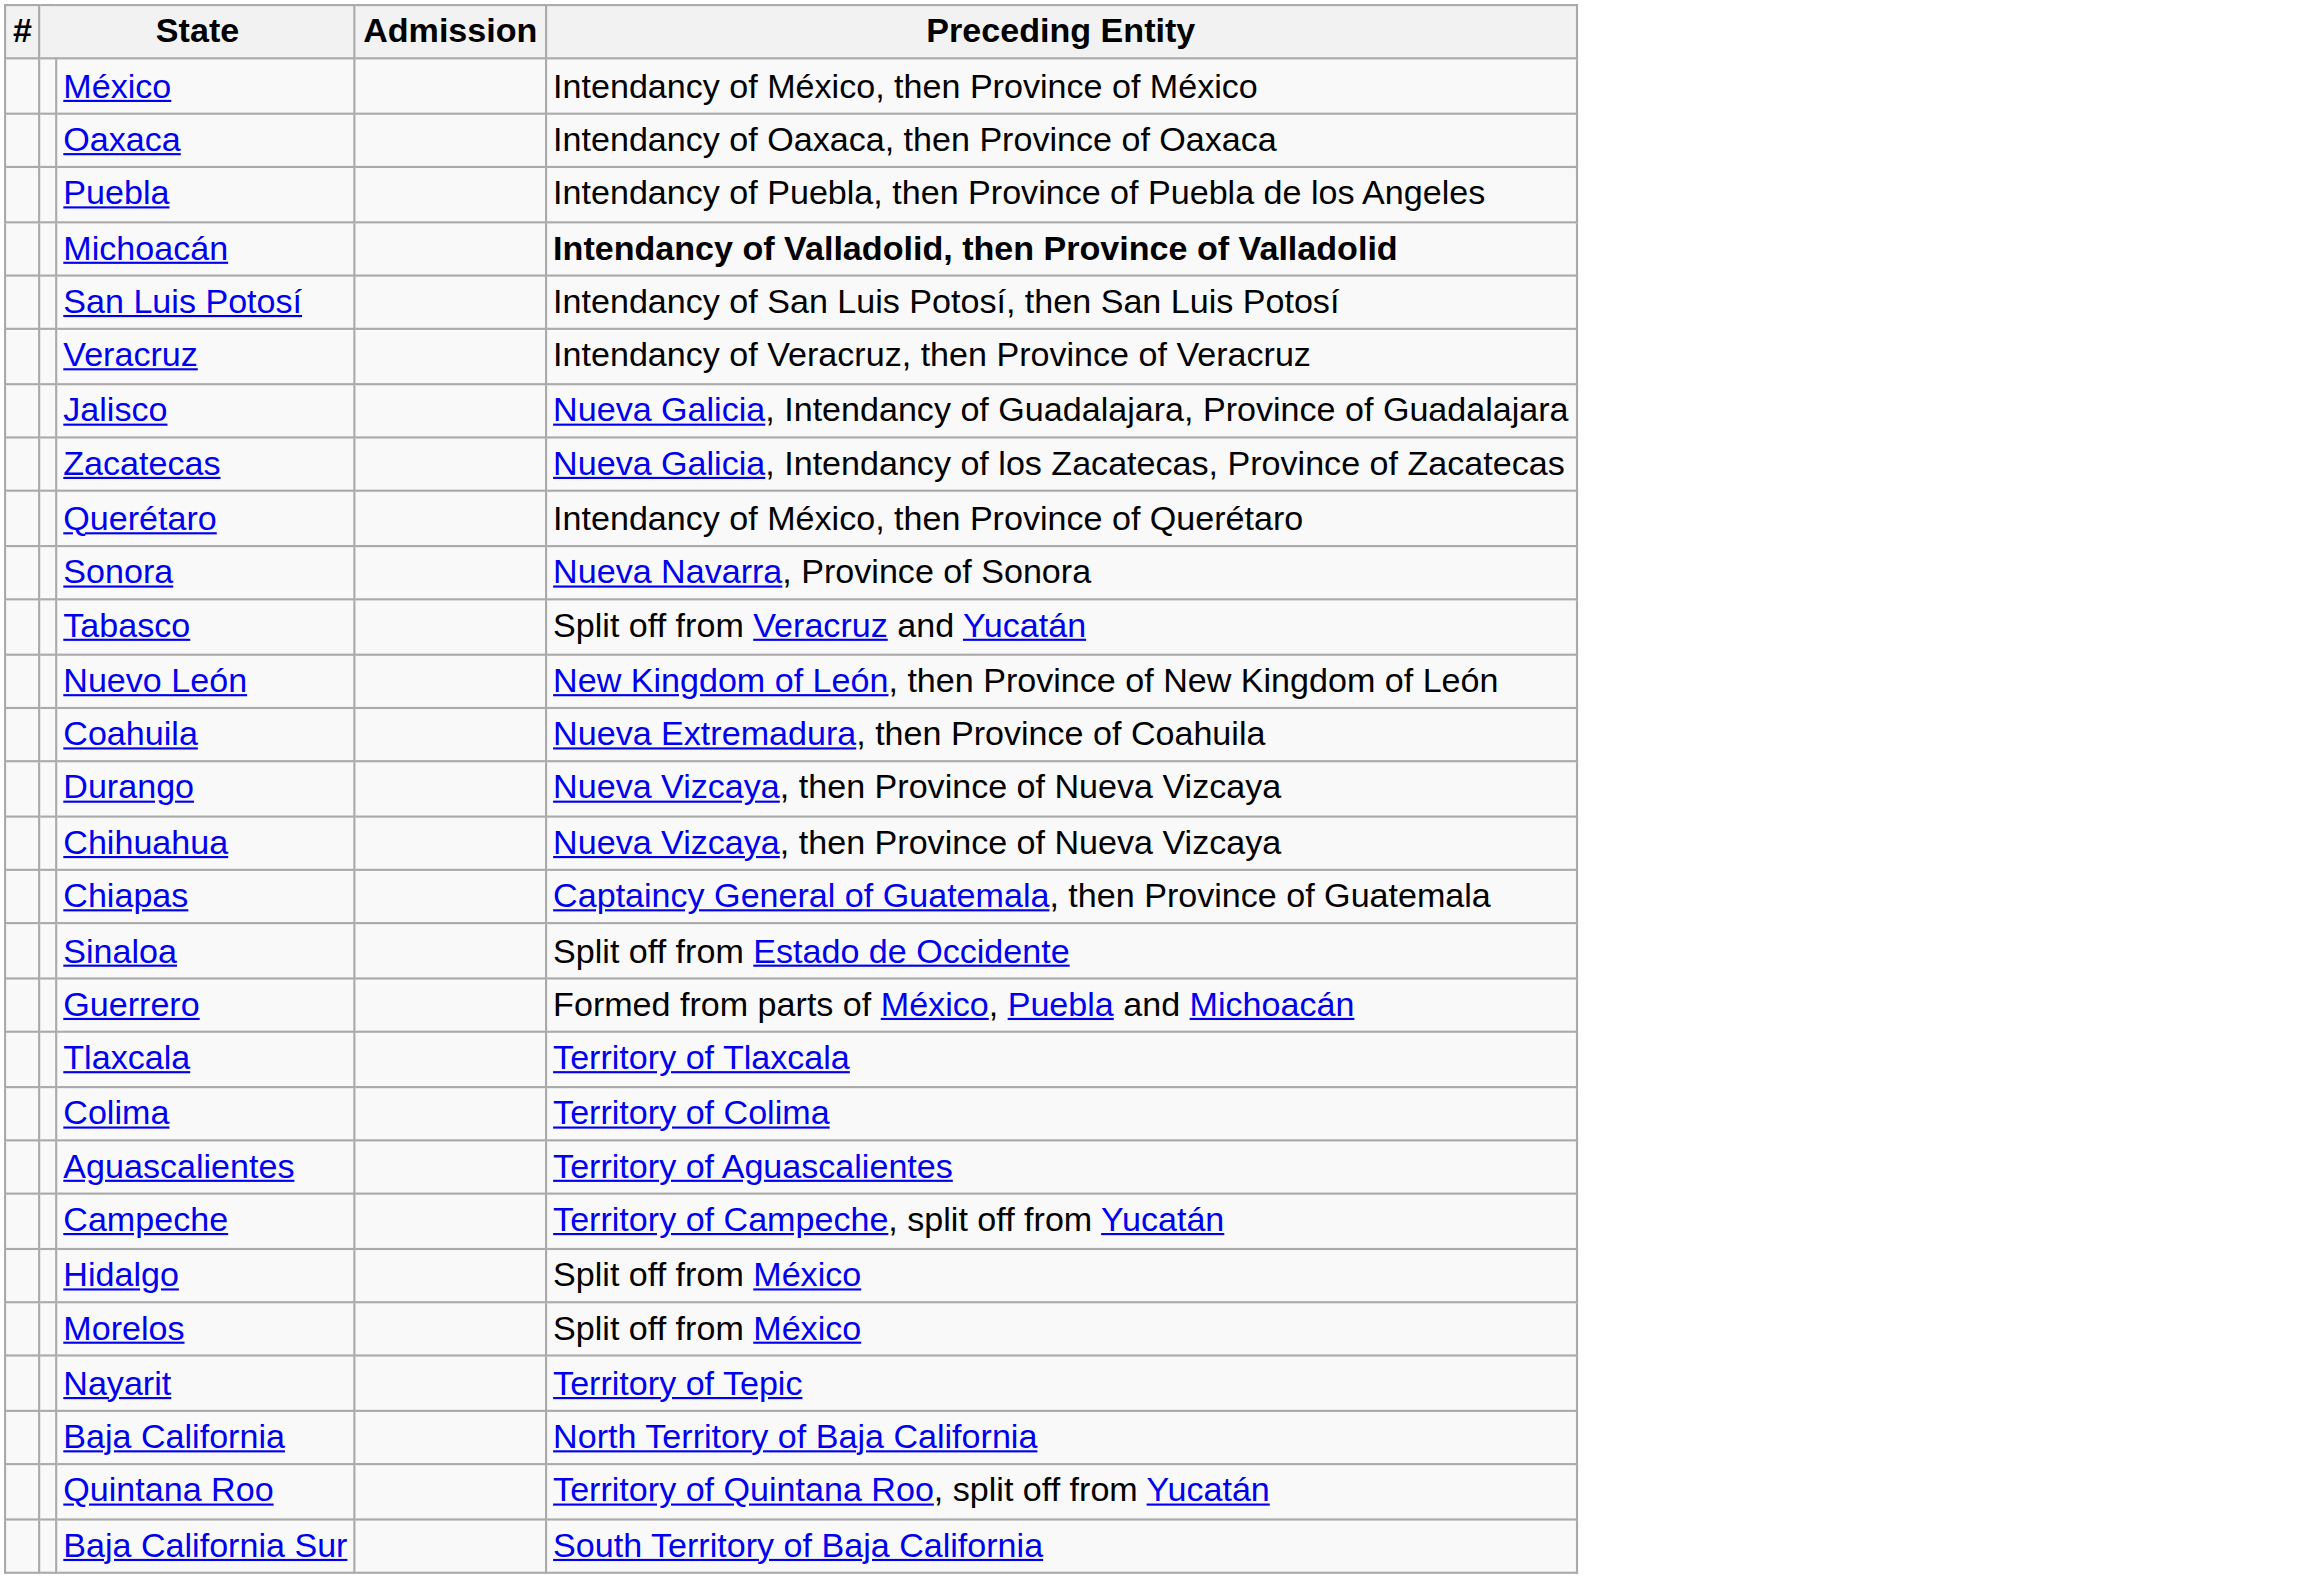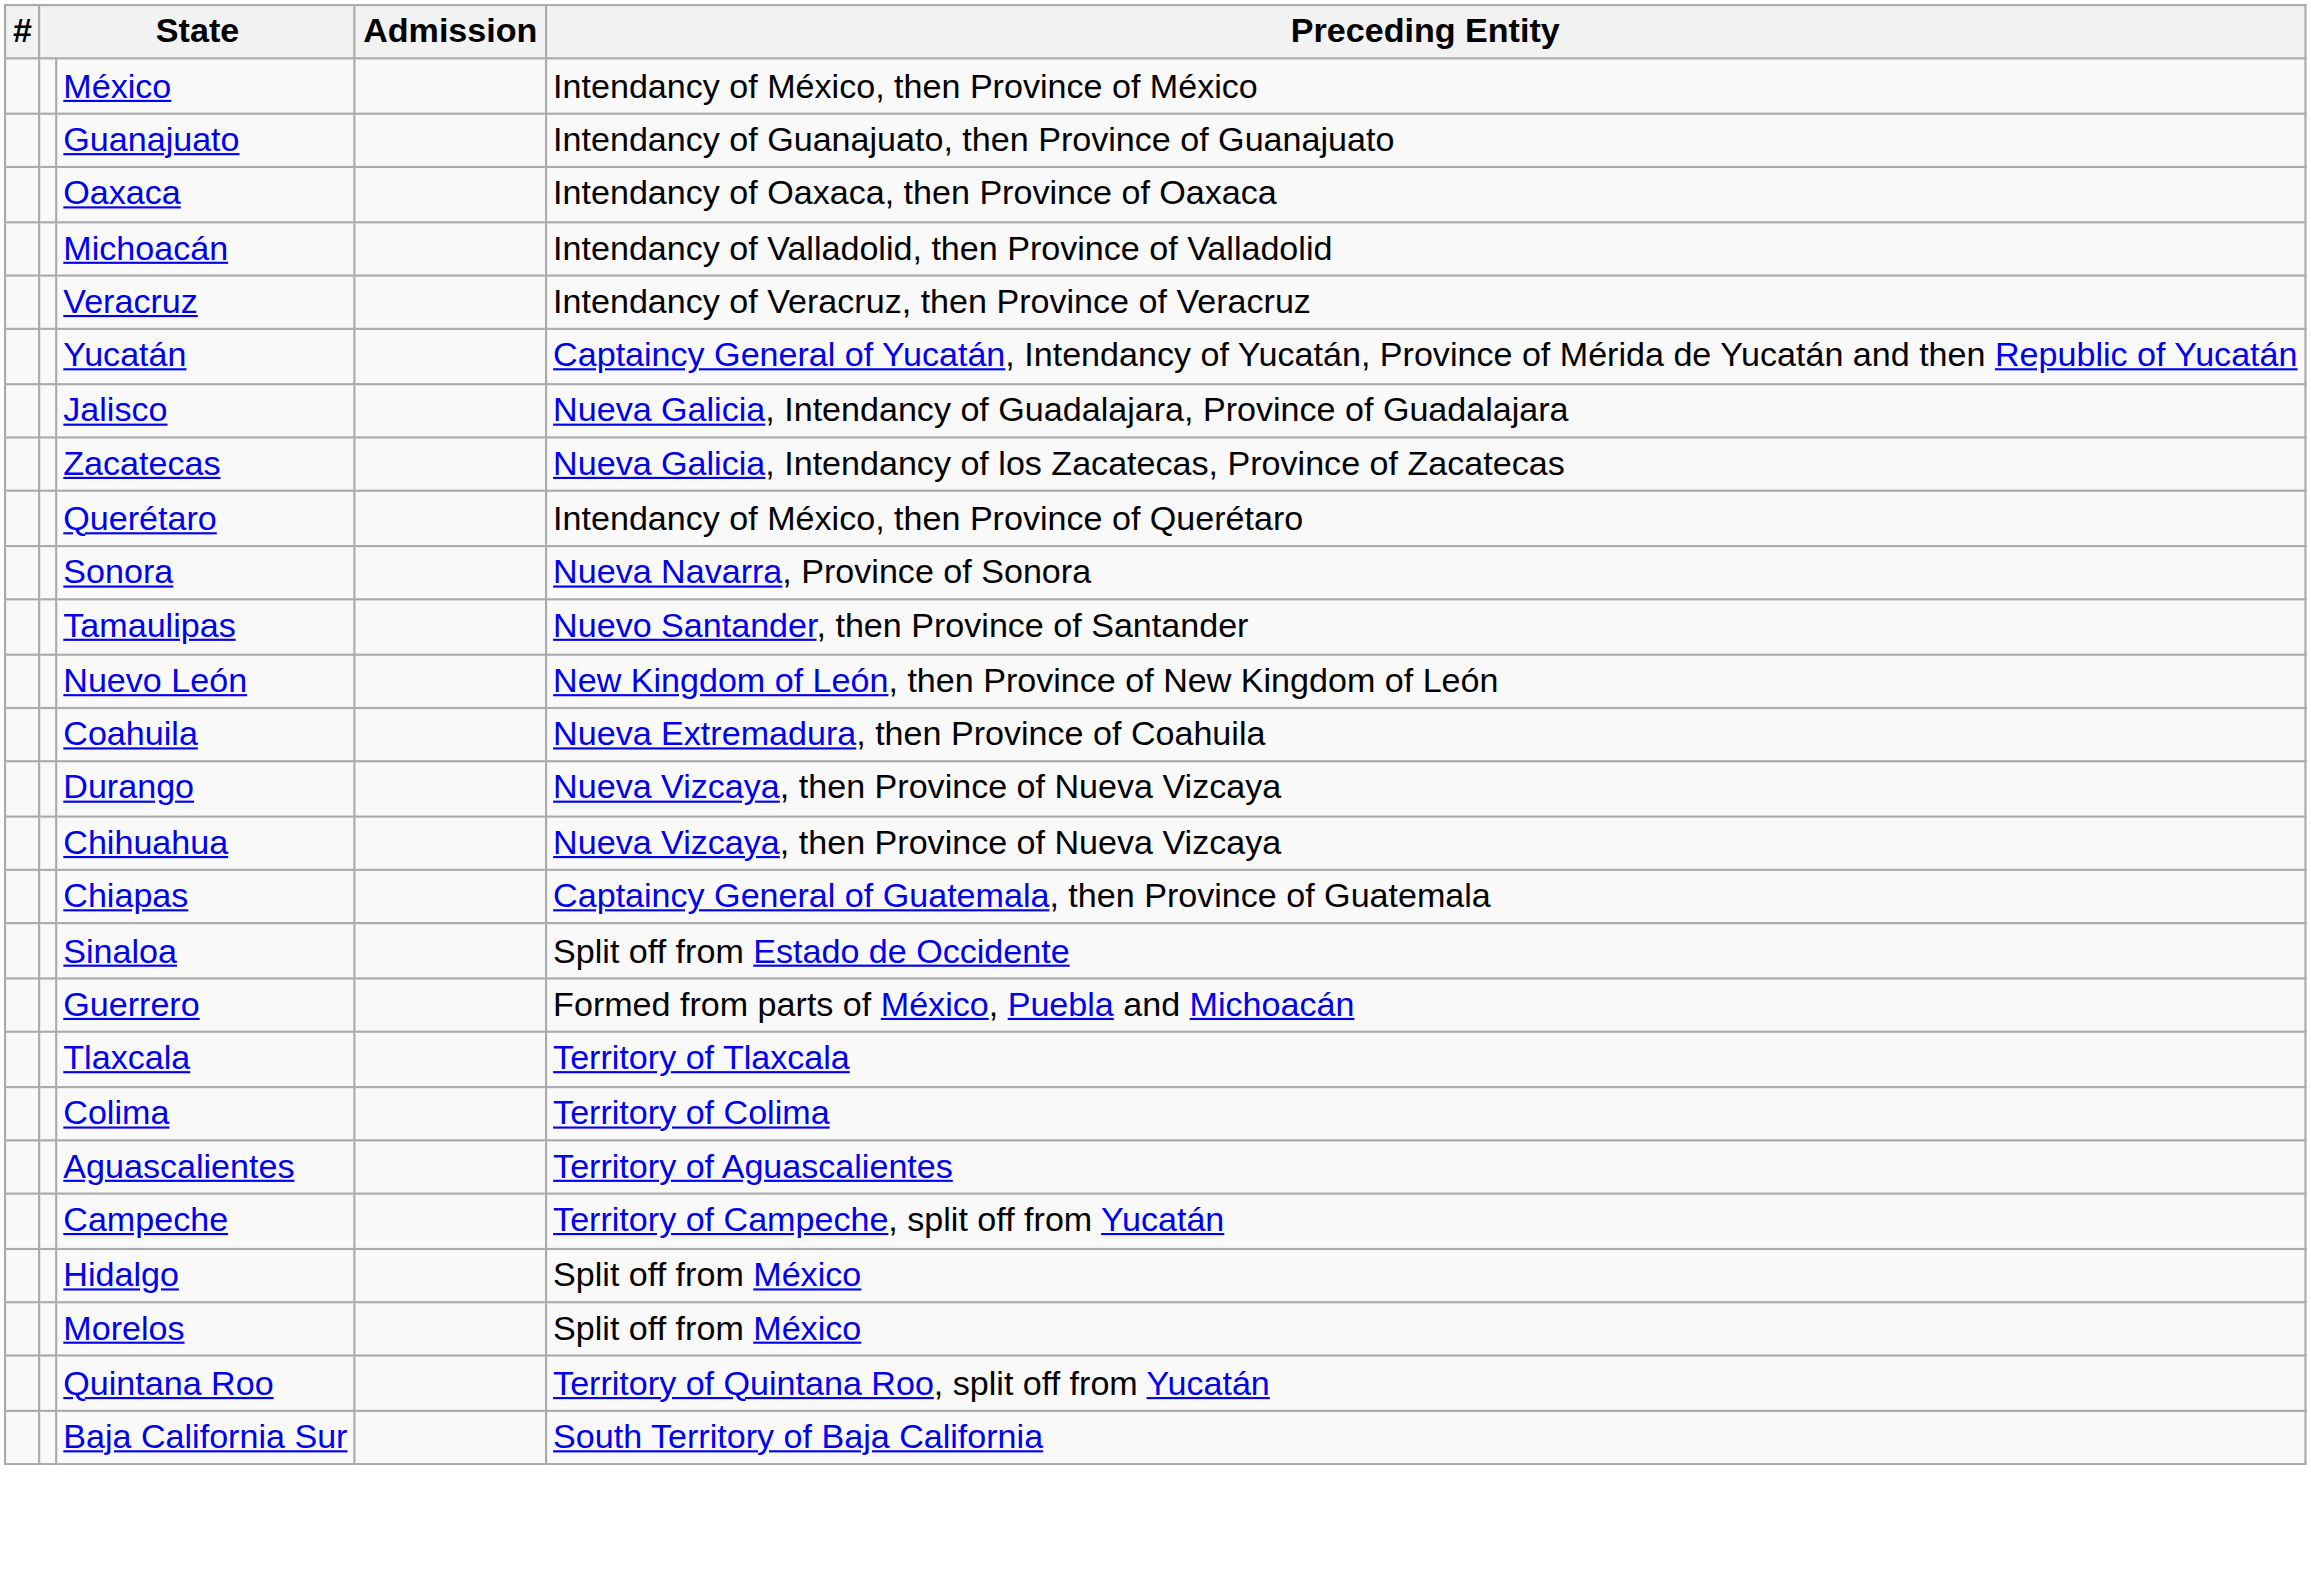+ row: (151, 139)
- row: (116, 193)
(975, 247) bold -> (943, 247) normal
- row: (183, 301)
+ row: (125, 355)
- row: (127, 626)
+ row: (150, 626)
- row: (117, 1382)
- row: (174, 1436)
